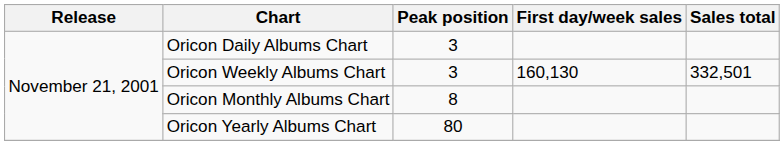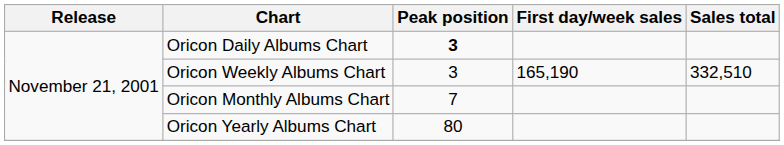(453, 45) normal -> (453, 45) bold
(547, 72) 160,130 -> (547, 72) 165,190
(721, 72) 332,501 -> (721, 72) 332,510
(453, 99) 8 -> (453, 99) 7
